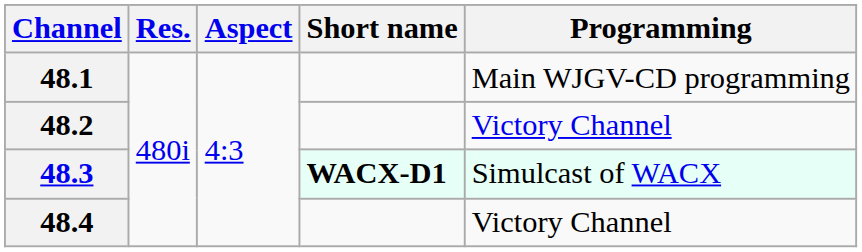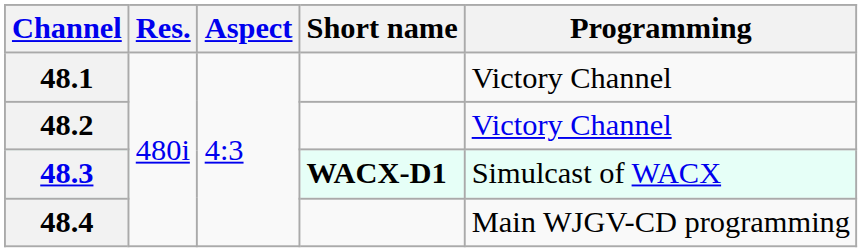(661, 76) Main WJGV-CD programming -> (572, 76) Victory Channel
(572, 221) Victory Channel -> (661, 221) Main WJGV-CD programming
